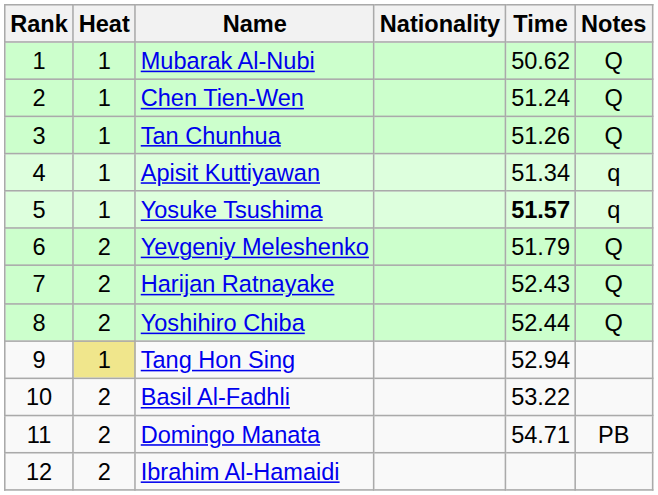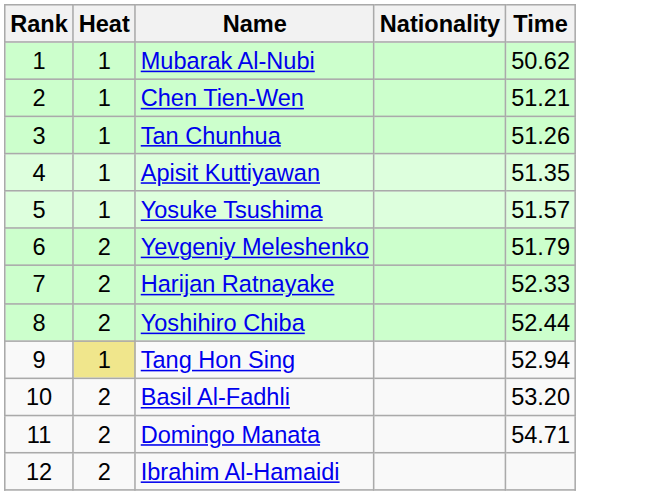- column: (614, 24)
(541, 98) 51.24 -> (541, 98) 51.21
(541, 173) 51.34 -> (541, 173) 51.35
(541, 210) bold -> (541, 210) normal
(541, 285) 52.43 -> (541, 285) 52.33
(541, 397) 53.22 -> (541, 397) 53.20
